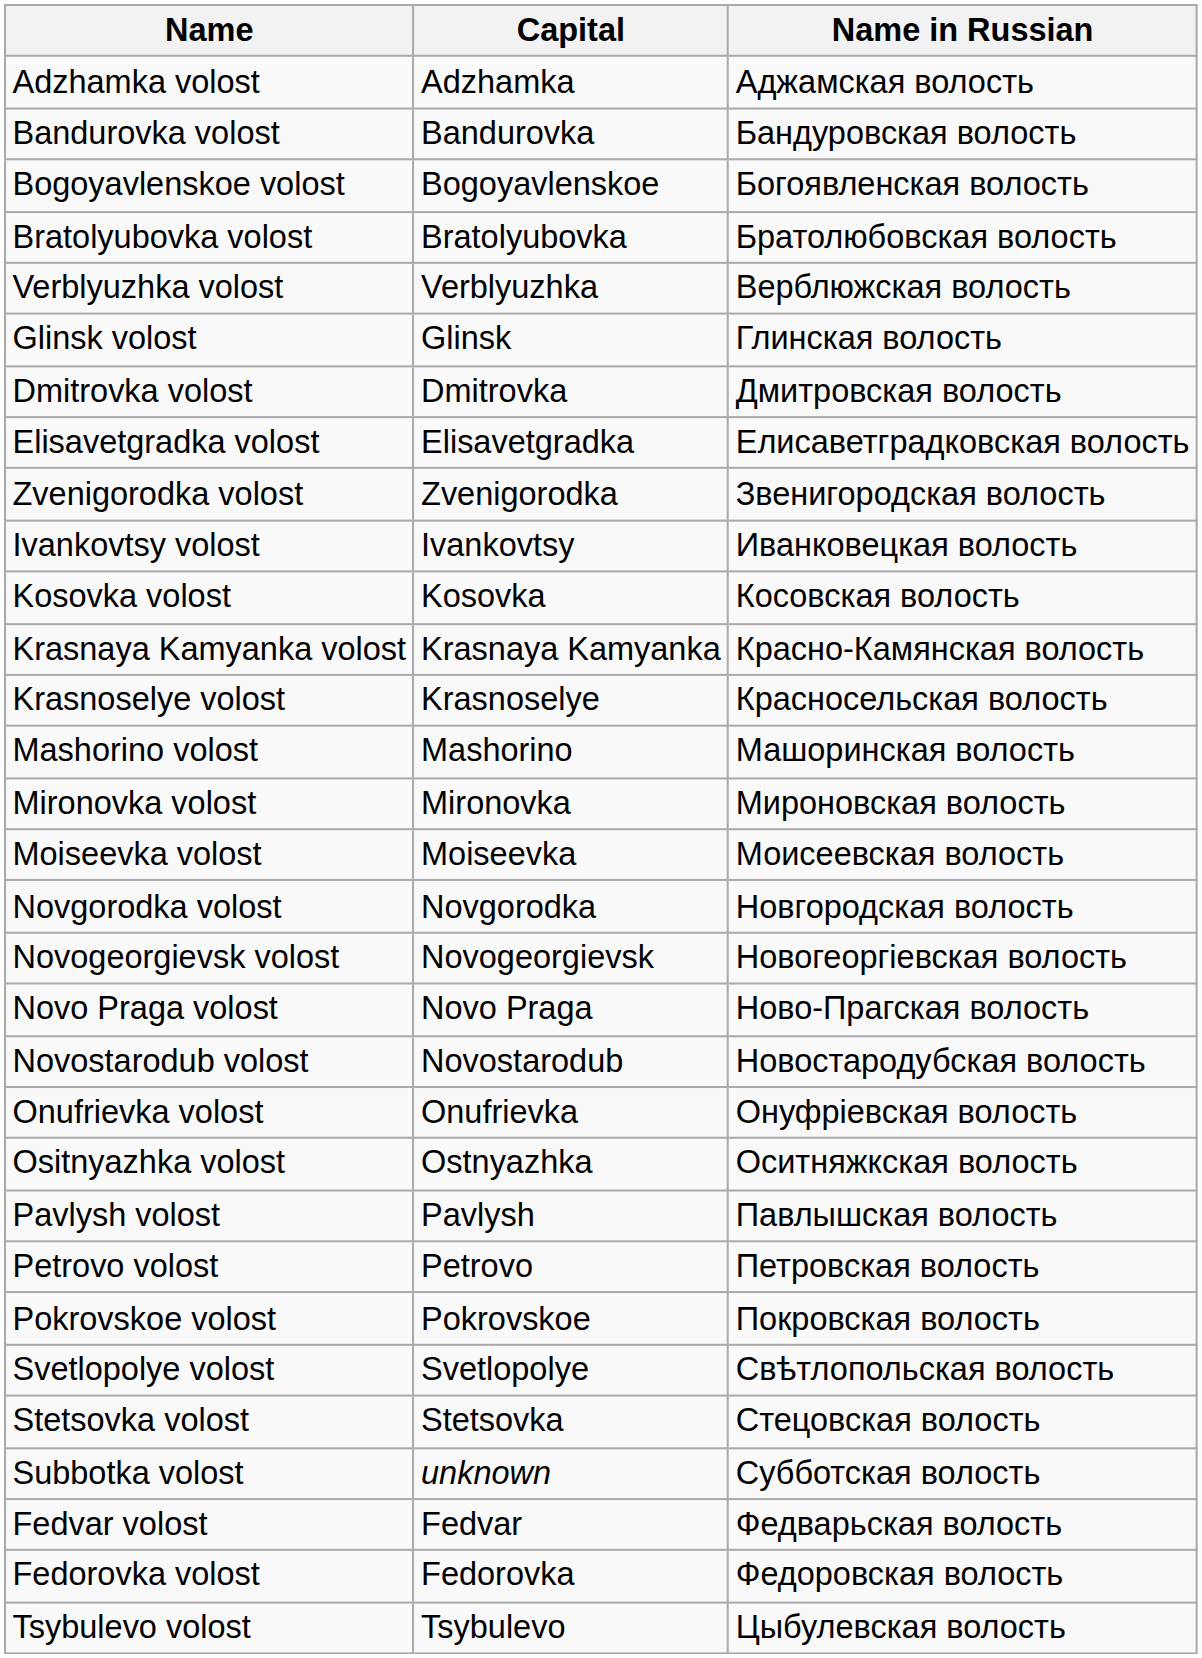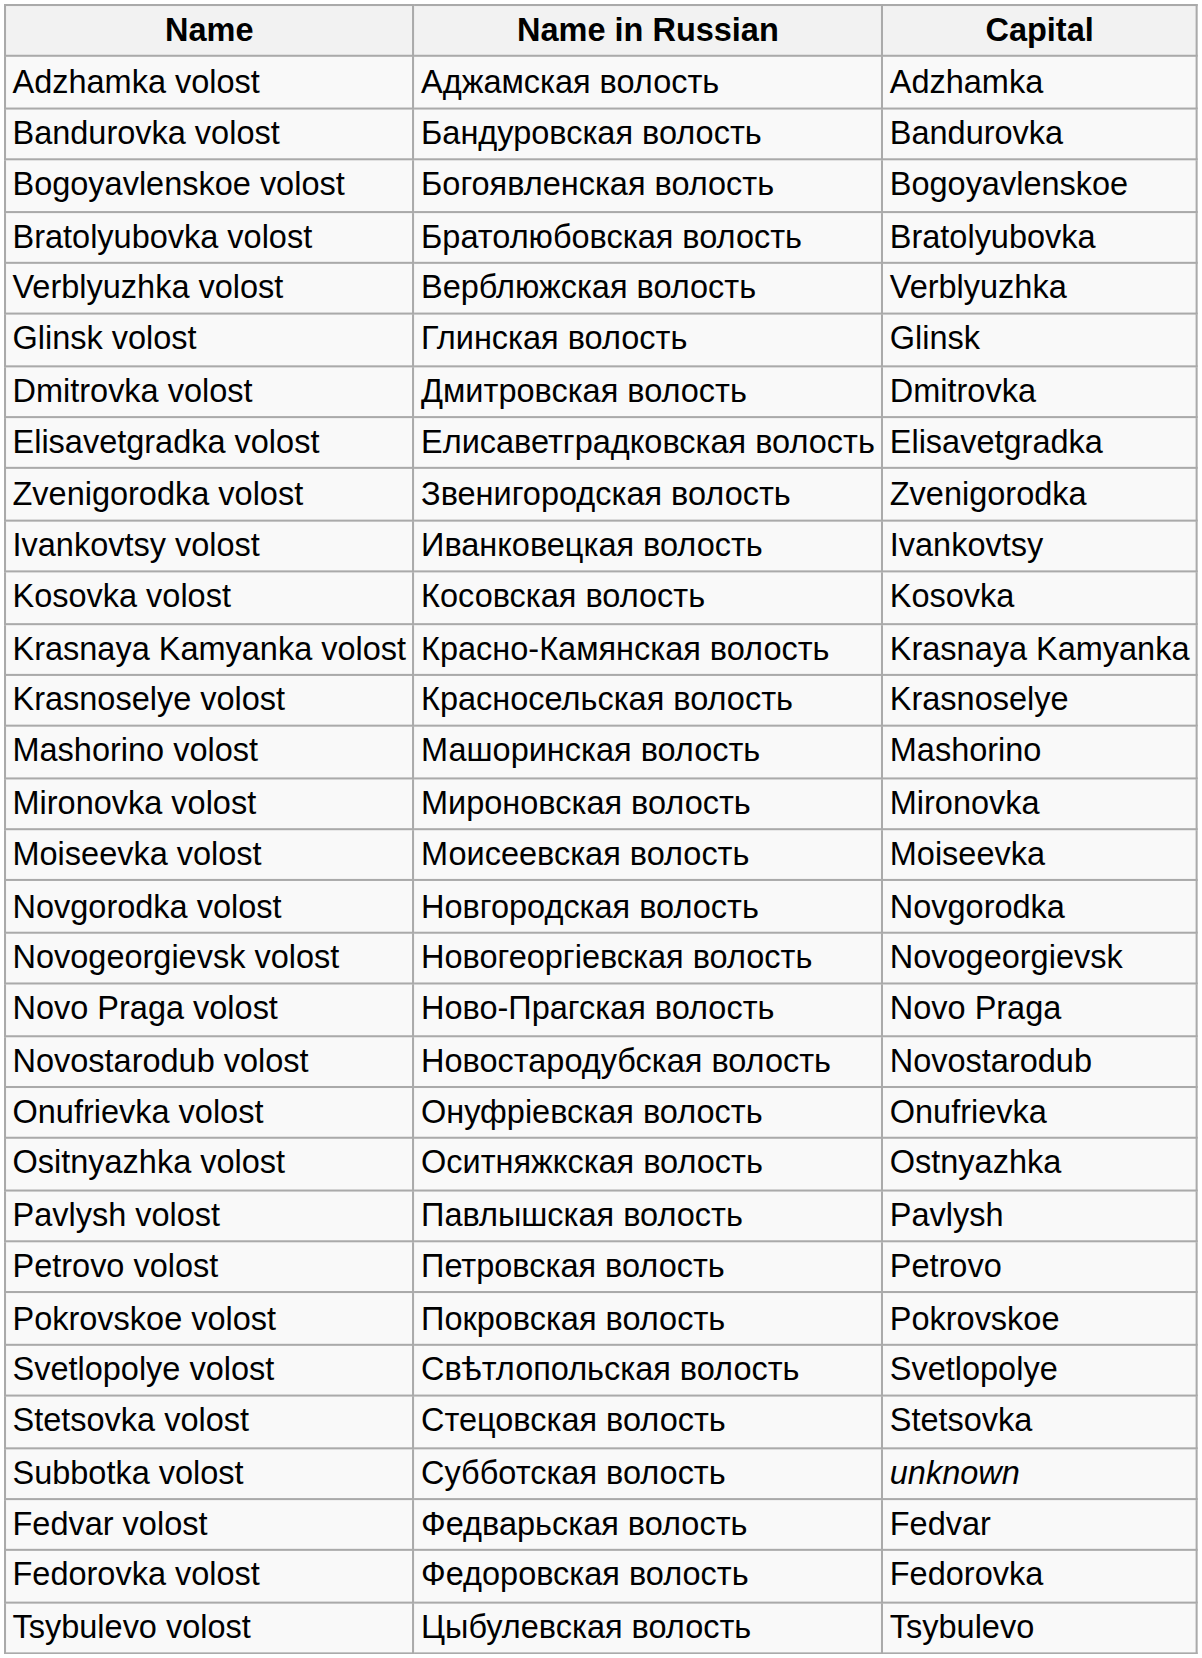columns swapped: (963, 30) <-> (571, 30)
